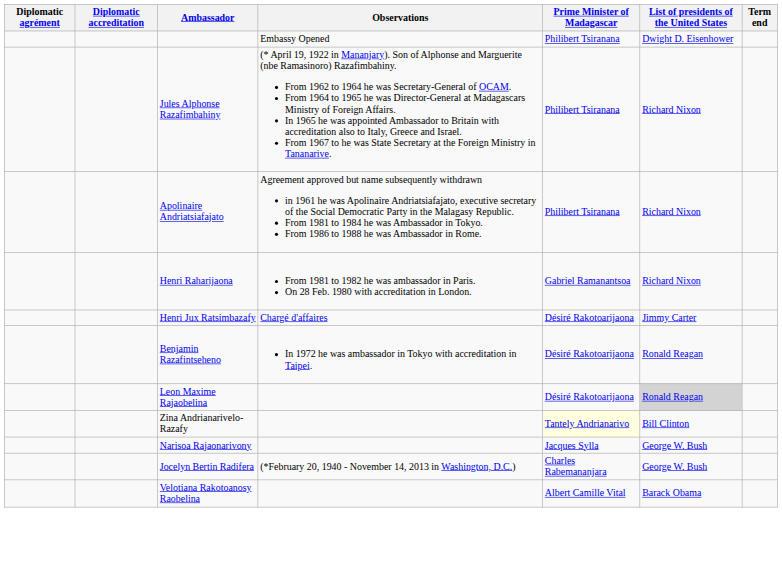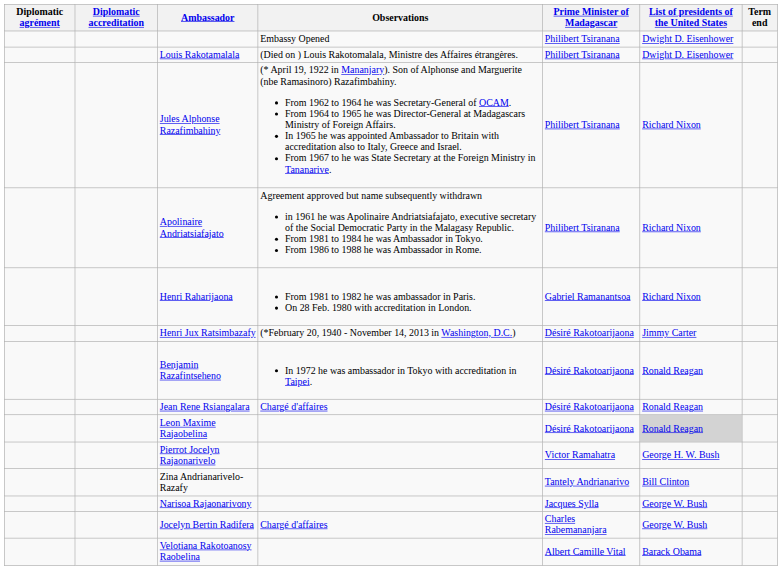+ row: (200, 54)
(294, 317) Chargé d'affaires -> (388, 333) (*February 20, 1940 - November 14, 2013 in Washington, D.C.)
+ row: (205, 407)
+ row: (190, 455)
(587, 424) lightyellow background -> (587, 482) no background
(388, 466) (*February 20, 1940 - November 14, 2013 in Washington, D.C.) -> (294, 525) Chargé d'affaires
